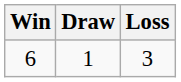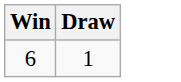- column: (148, 22)
